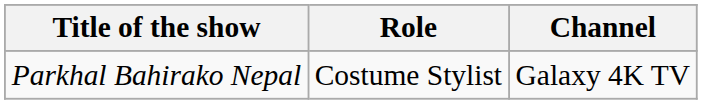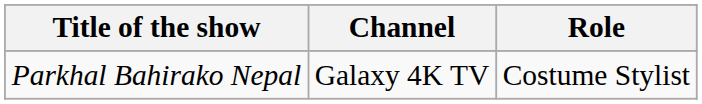columns swapped: (603, 27) <-> (408, 27)
